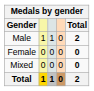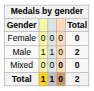rows swapped: (22, 39) <-> (22, 52)
(61, 66) normal -> (61, 66) bold
